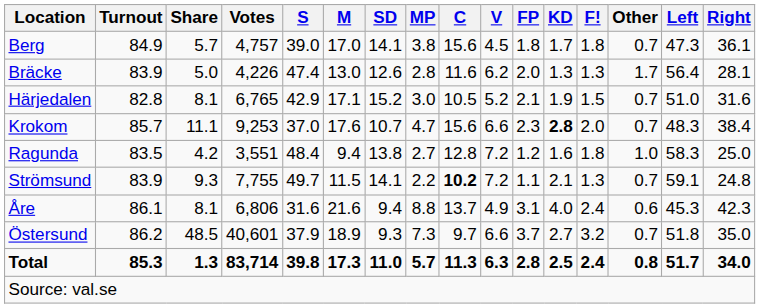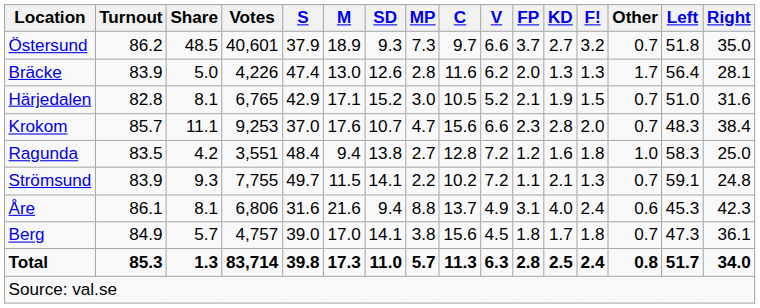rows swapped: (27, 45) <-> (48, 235)
(561, 126) bold -> (561, 126) normal
(460, 180) bold -> (460, 180) normal
